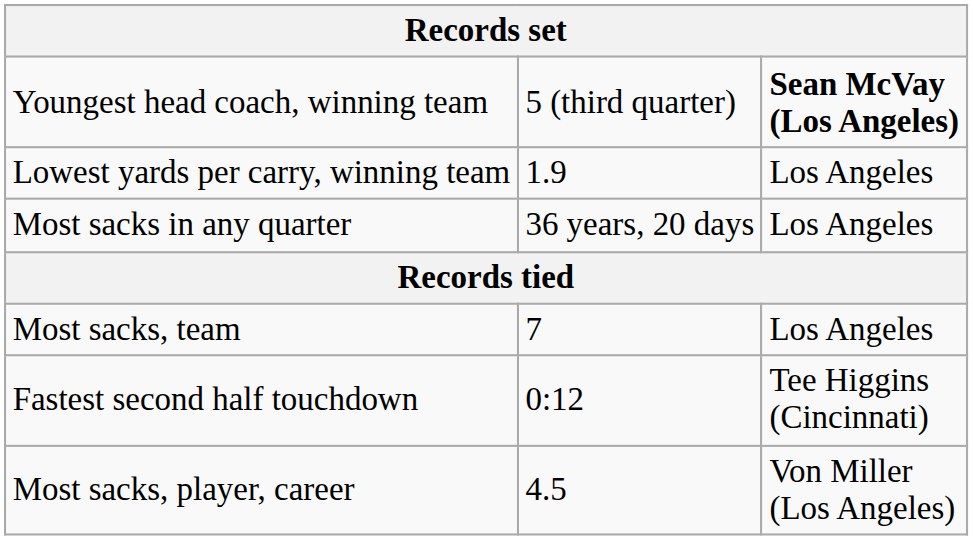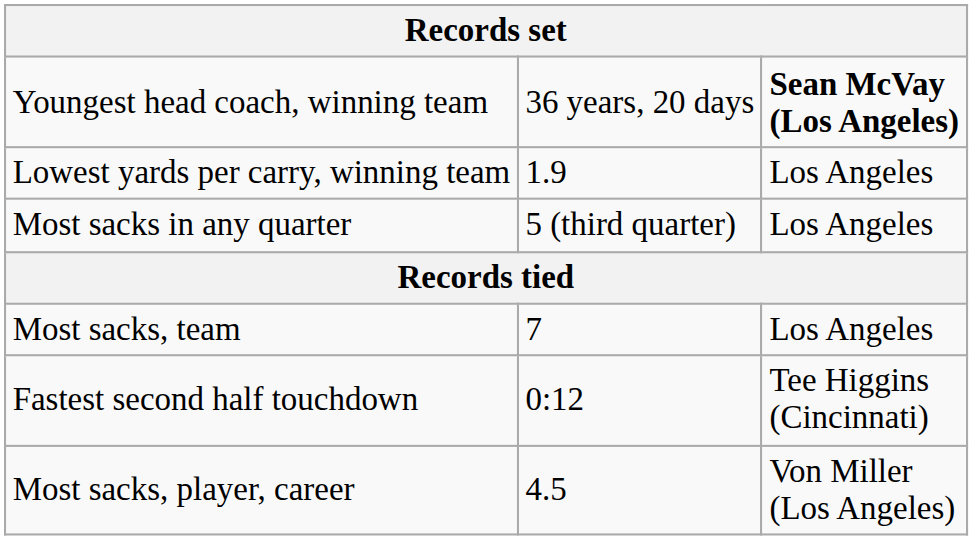(631, 101) 5 (third quarter) -> (640, 101) 36 years, 20 days
(640, 224) 36 years, 20 days -> (631, 224) 5 (third quarter)
